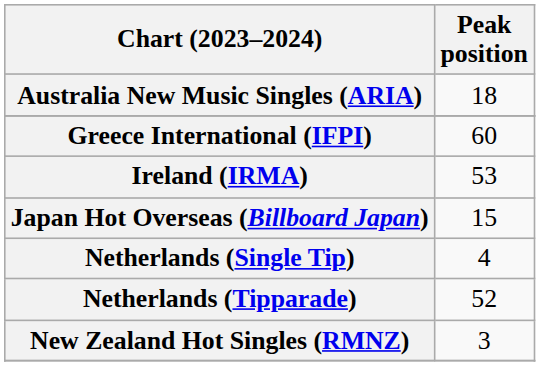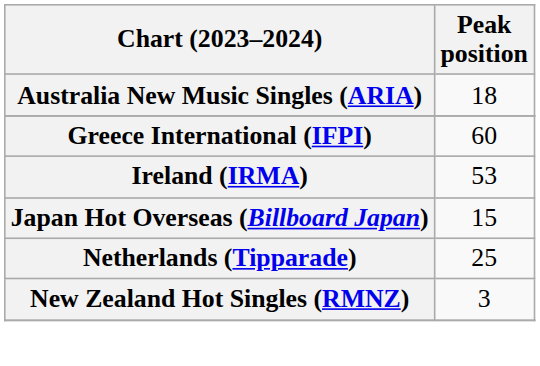- row: (220, 258)
(484, 299) 52 -> (484, 258) 25
